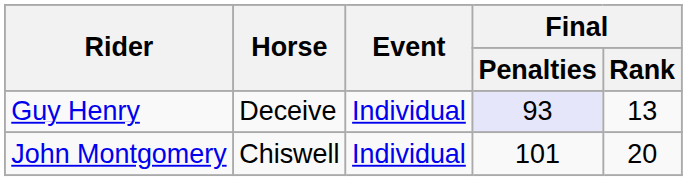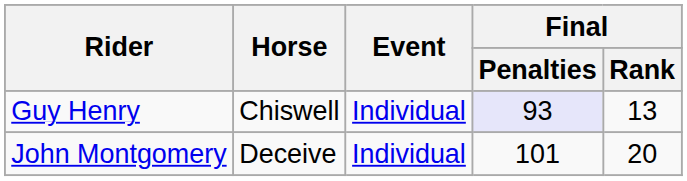(288, 112) Deceive -> (289, 112) Chiswell
(289, 154) Chiswell -> (288, 154) Deceive
